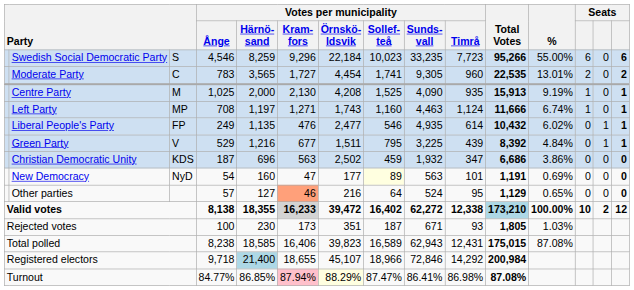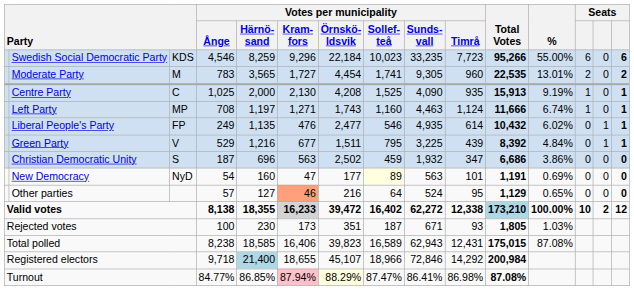(176, 58) S -> (183, 58) KDS
(176, 74) C -> (176, 74) M
(176, 93) M -> (176, 93) C
(183, 160) KDS -> (176, 160) S
